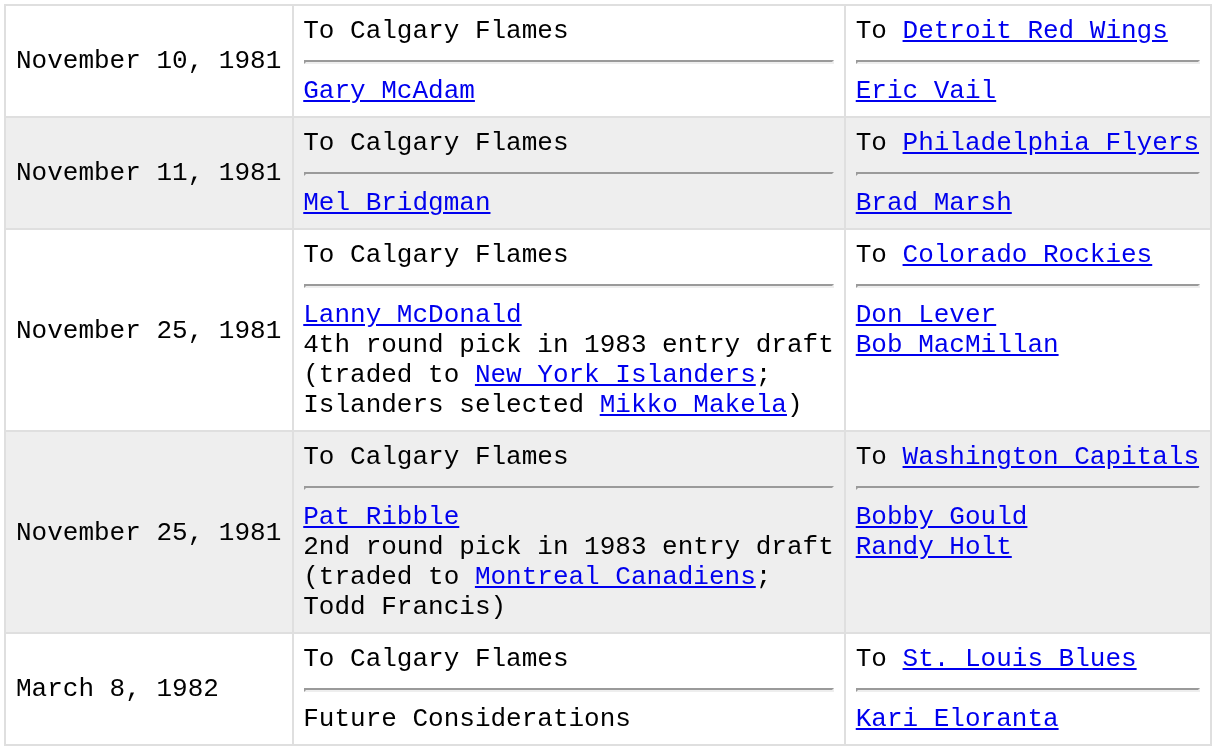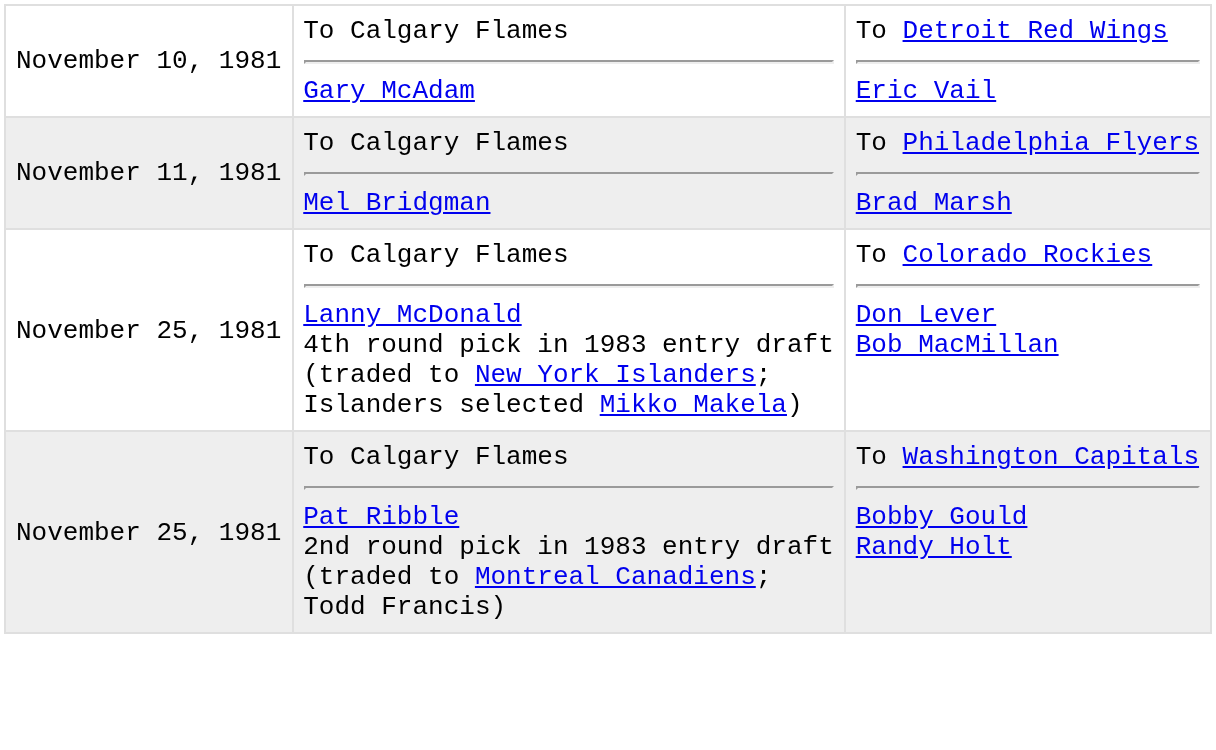- row: (568, 689)
